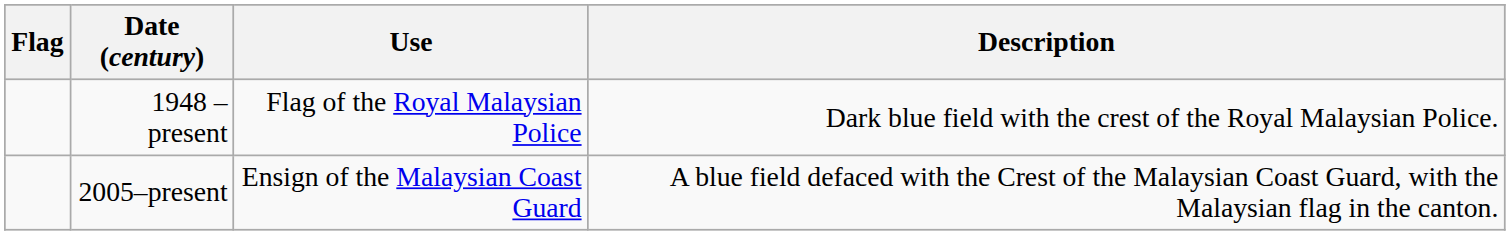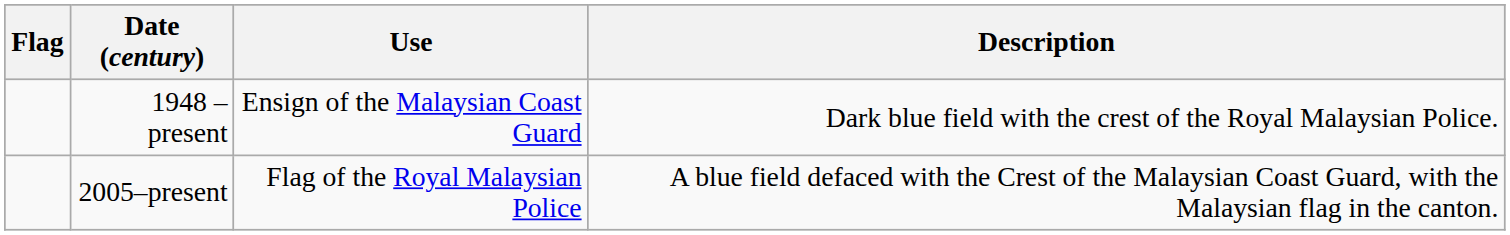(424, 117) Flag of the Royal Malaysian Police -> (412, 117) Ensign of the Malaysian Coast Guard
(412, 192) Ensign of the Malaysian Coast Guard -> (424, 192) Flag of the Royal Malaysian Police
